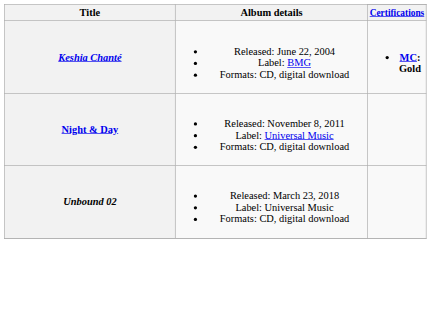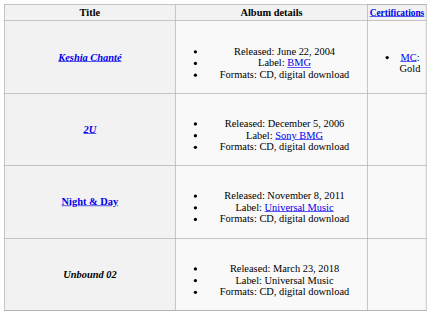(397, 63) bold -> (397, 63) normal
+ row: (90, 129)
